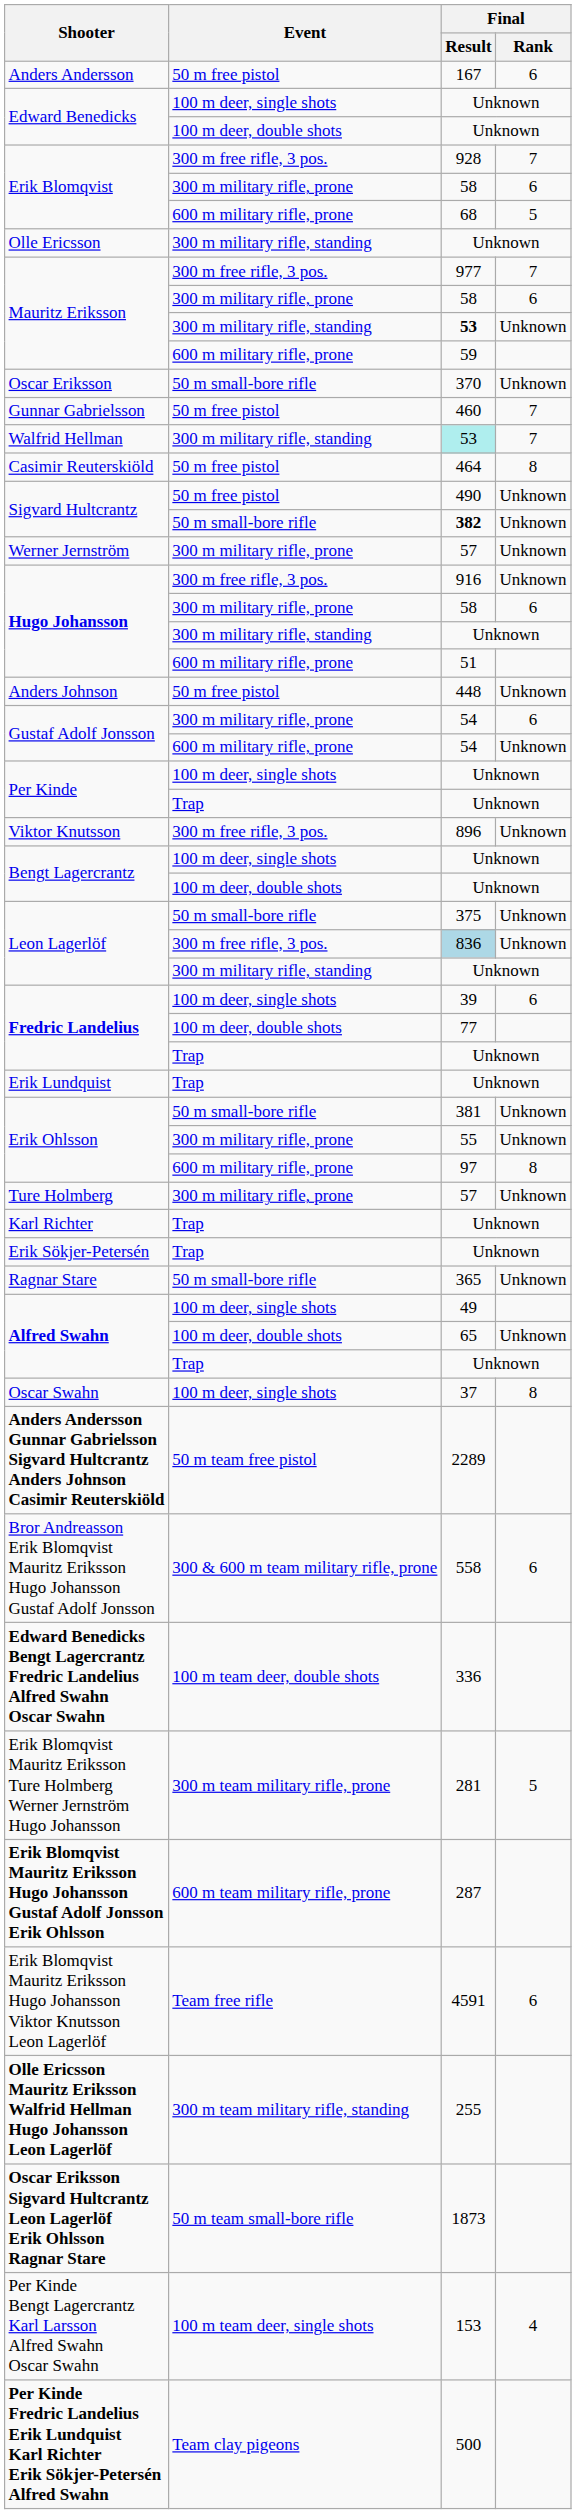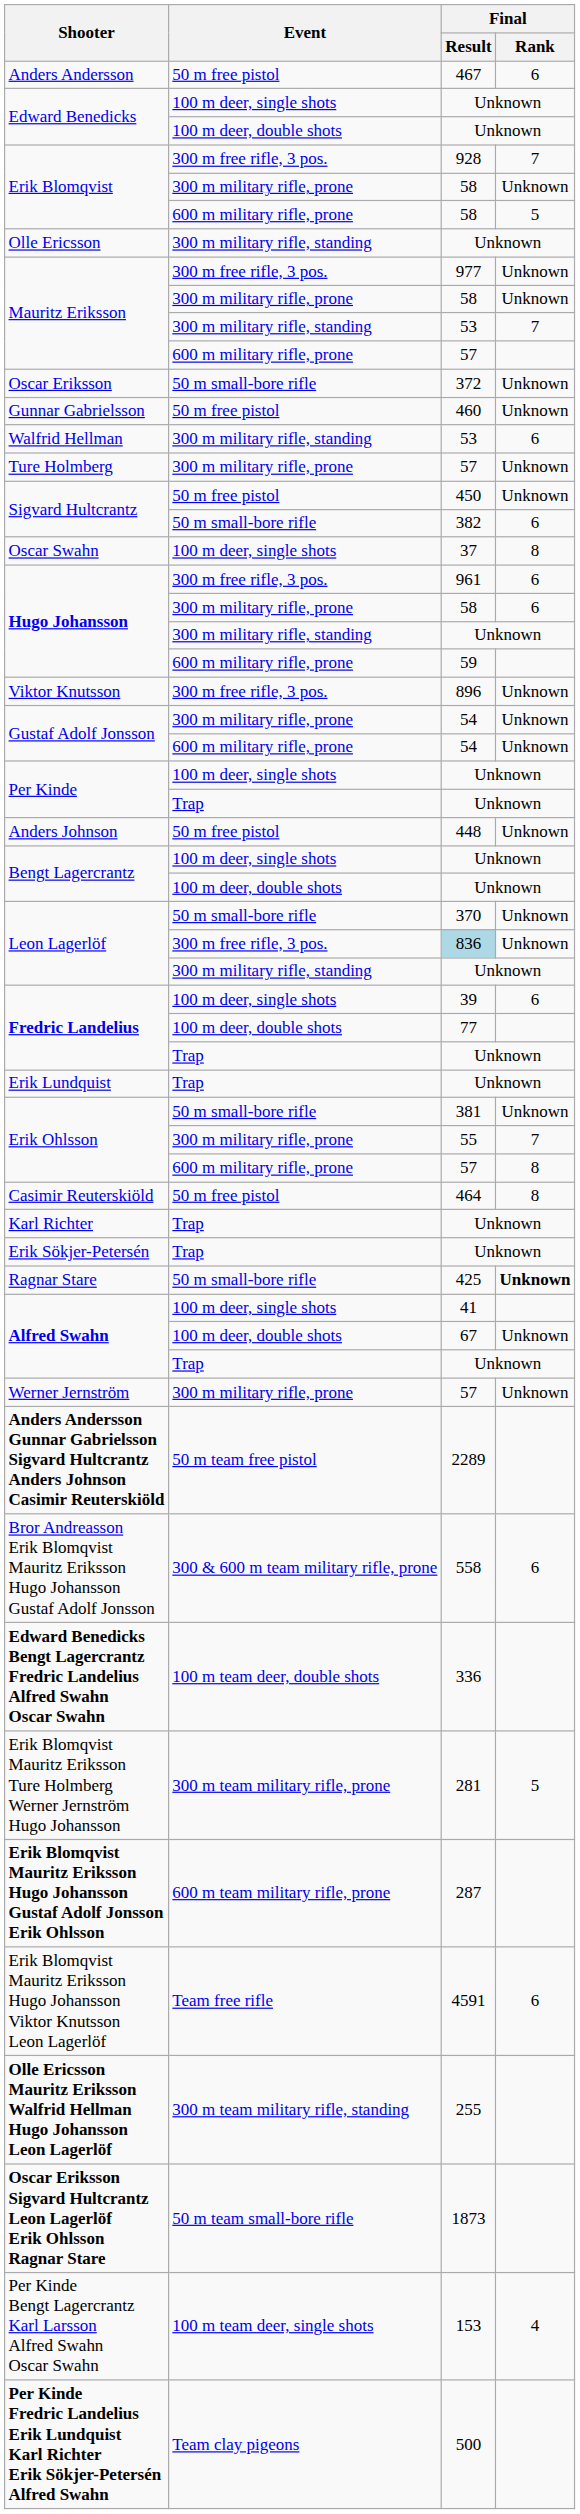(468, 74) 167 -> (468, 74) 467
(533, 187) 6 -> (535, 187) Unknown
(468, 215) 68 -> (468, 215) 58
(533, 271) 7 -> (535, 271) Unknown
(533, 299) 6 -> (535, 299) Unknown
(468, 327) bold -> (468, 327) normal
(533, 327) Unknown -> (535, 327) 7
(468, 355) 59 -> (468, 355) 57
(468, 383) 370 -> (468, 383) 372
(533, 411) 7 -> (535, 411) Unknown
(468, 439) paleturquoise background -> (468, 439) no background
(533, 439) 7 -> (535, 439) 6
rows swapped: (61, 1195) <-> (81, 467)
(468, 495) 490 -> (468, 495) 450
(468, 523) bold -> (468, 523) normal
(533, 523) Unknown -> (535, 523) 6
rows swapped: (69, 551) <-> (54, 1392)
(468, 579) 916 -> (468, 579) 961
(533, 579) Unknown -> (535, 579) 6
(468, 663) 51 -> (468, 663) 59
rows swapped: (63, 691) <-> (64, 831)
(533, 719) 6 -> (535, 719) Unknown
(468, 915) 375 -> (468, 915) 370
(533, 1139) Unknown -> (535, 1139) 7
(468, 1167) 97 -> (468, 1167) 57
(468, 1280) 365 -> (468, 1280) 425
(533, 1280) normal -> (535, 1280) bold
(468, 1308) 49 -> (468, 1308) 41
(468, 1336) 65 -> (468, 1336) 67
